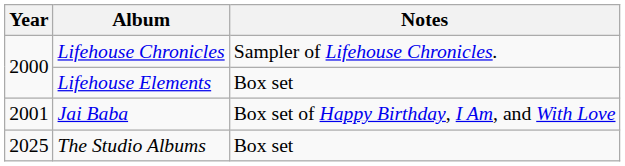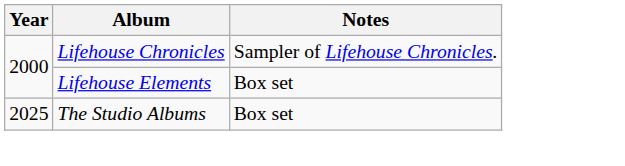- row: (93, 113)
